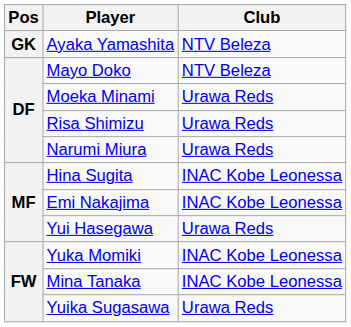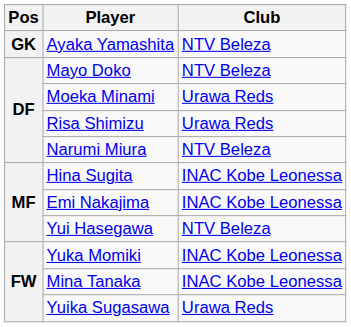(228, 149) Urawa Reds -> (226, 149) NTV Beleza
(228, 228) Urawa Reds -> (226, 228) NTV Beleza
